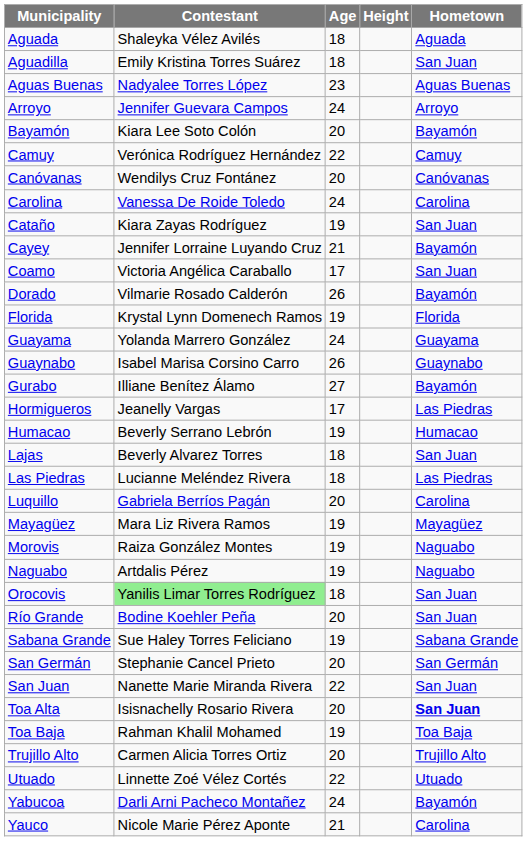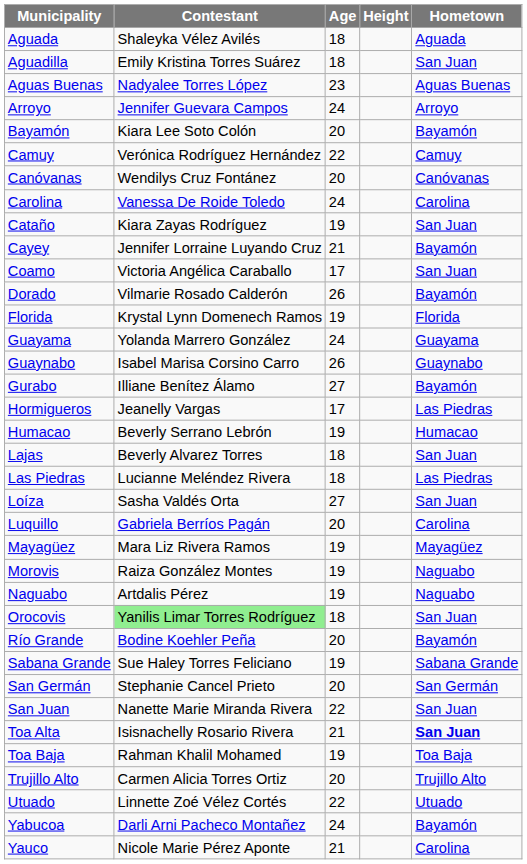+ row: (26, 501)
(446, 617) San Juan -> (446, 640) Bayamón
(337, 709) 20 -> (337, 732) 21
